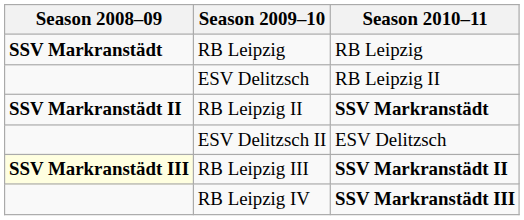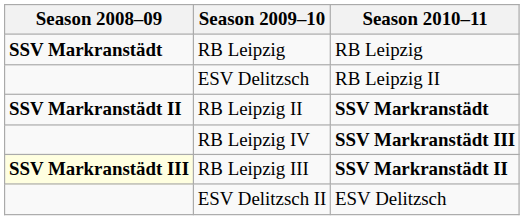rows swapped: (262, 139) <-> (254, 199)
